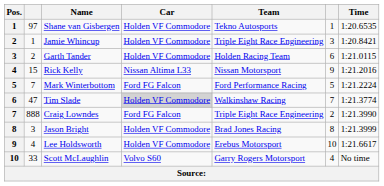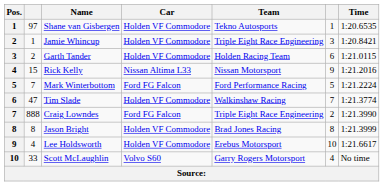(167, 100) lightgrey background -> (167, 100) no background
(33, 130) 3 -> (33, 130) 8
